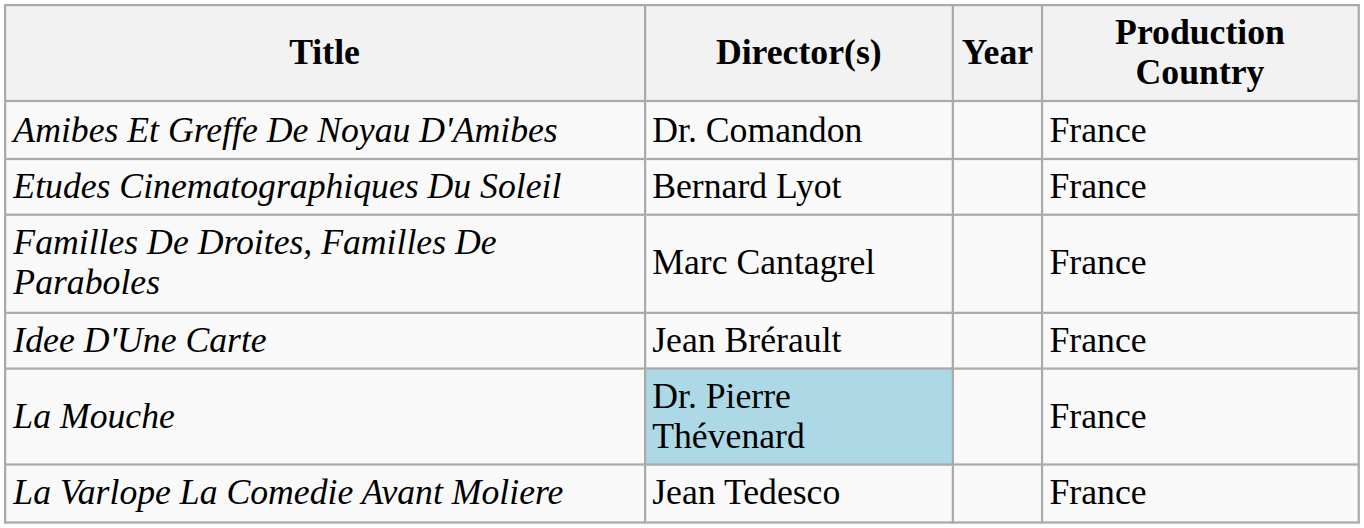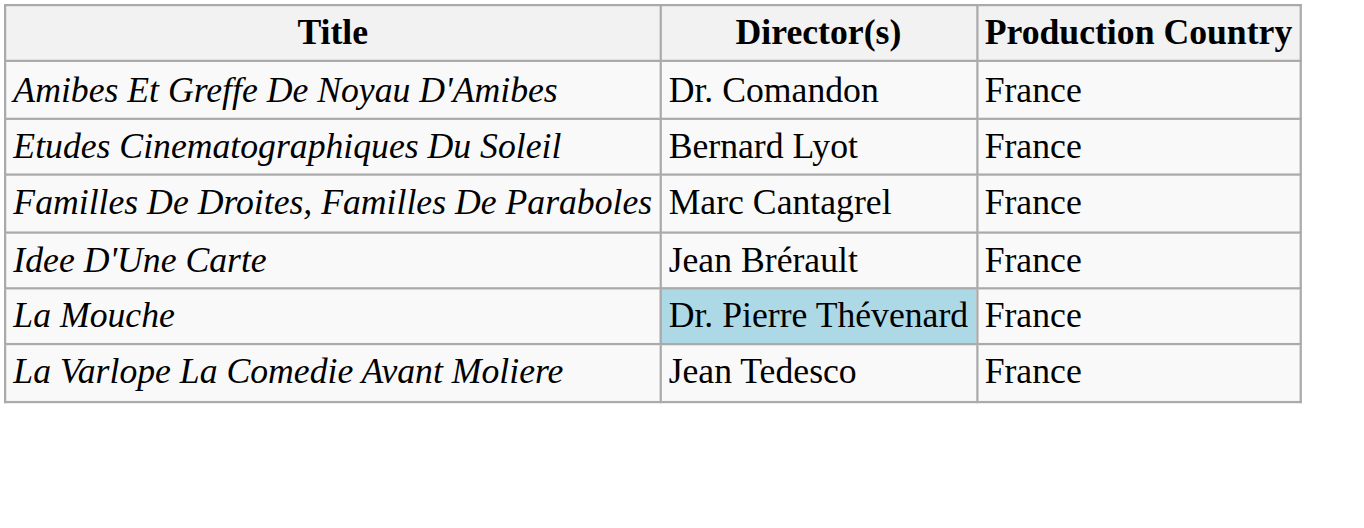- column: (997, 52)
